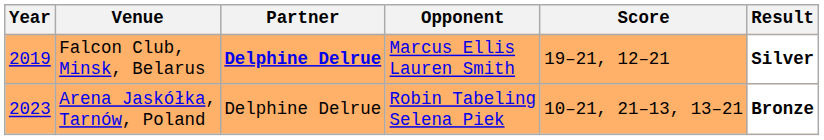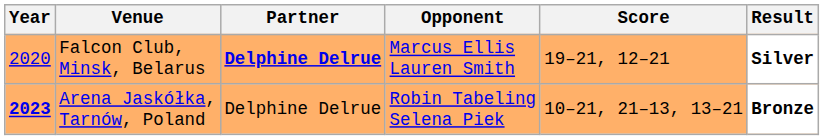(30, 59) 2019 -> (30, 59) 2020
(30, 109) normal -> (30, 109) bold
